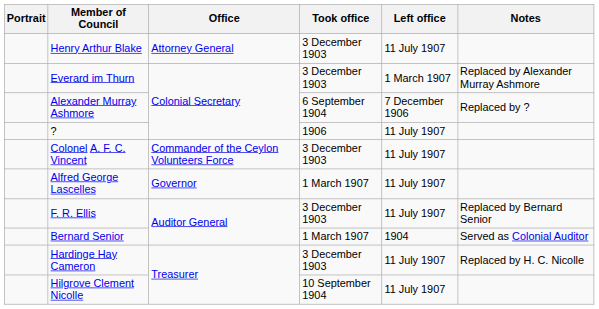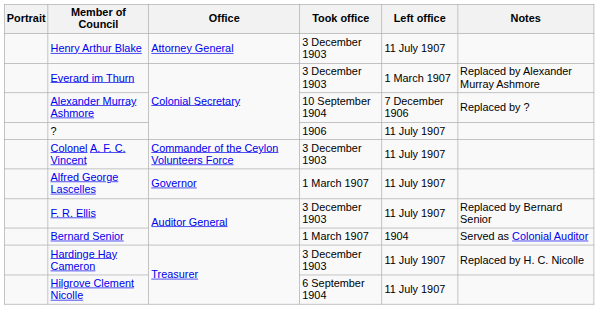(333, 107) 6 September 1904 -> (336, 107) 10 September 1904
(336, 289) 10 September 1904 -> (333, 289) 6 September 1904
